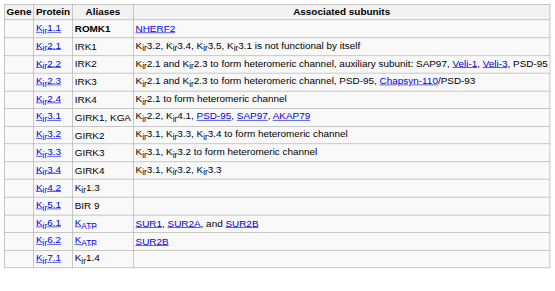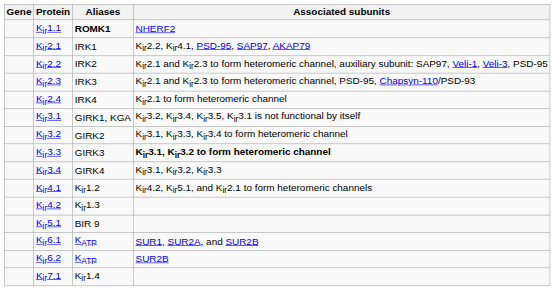(248, 47) Kir3.2, Kir3.4, Kir3.5, Kir3.1 is not functional by itself -> (223, 47) Kir2.2, Kir4.1, PSD-95, SAP97, AKAP79
(223, 117) Kir2.2, Kir4.1, PSD-95, SAP97, AKAP79 -> (248, 117) Kir3.2, Kir3.4, Kir3.5, Kir3.1 is not functional by itself
(226, 153) normal -> (233, 153) bold
+ row: (48, 188)
